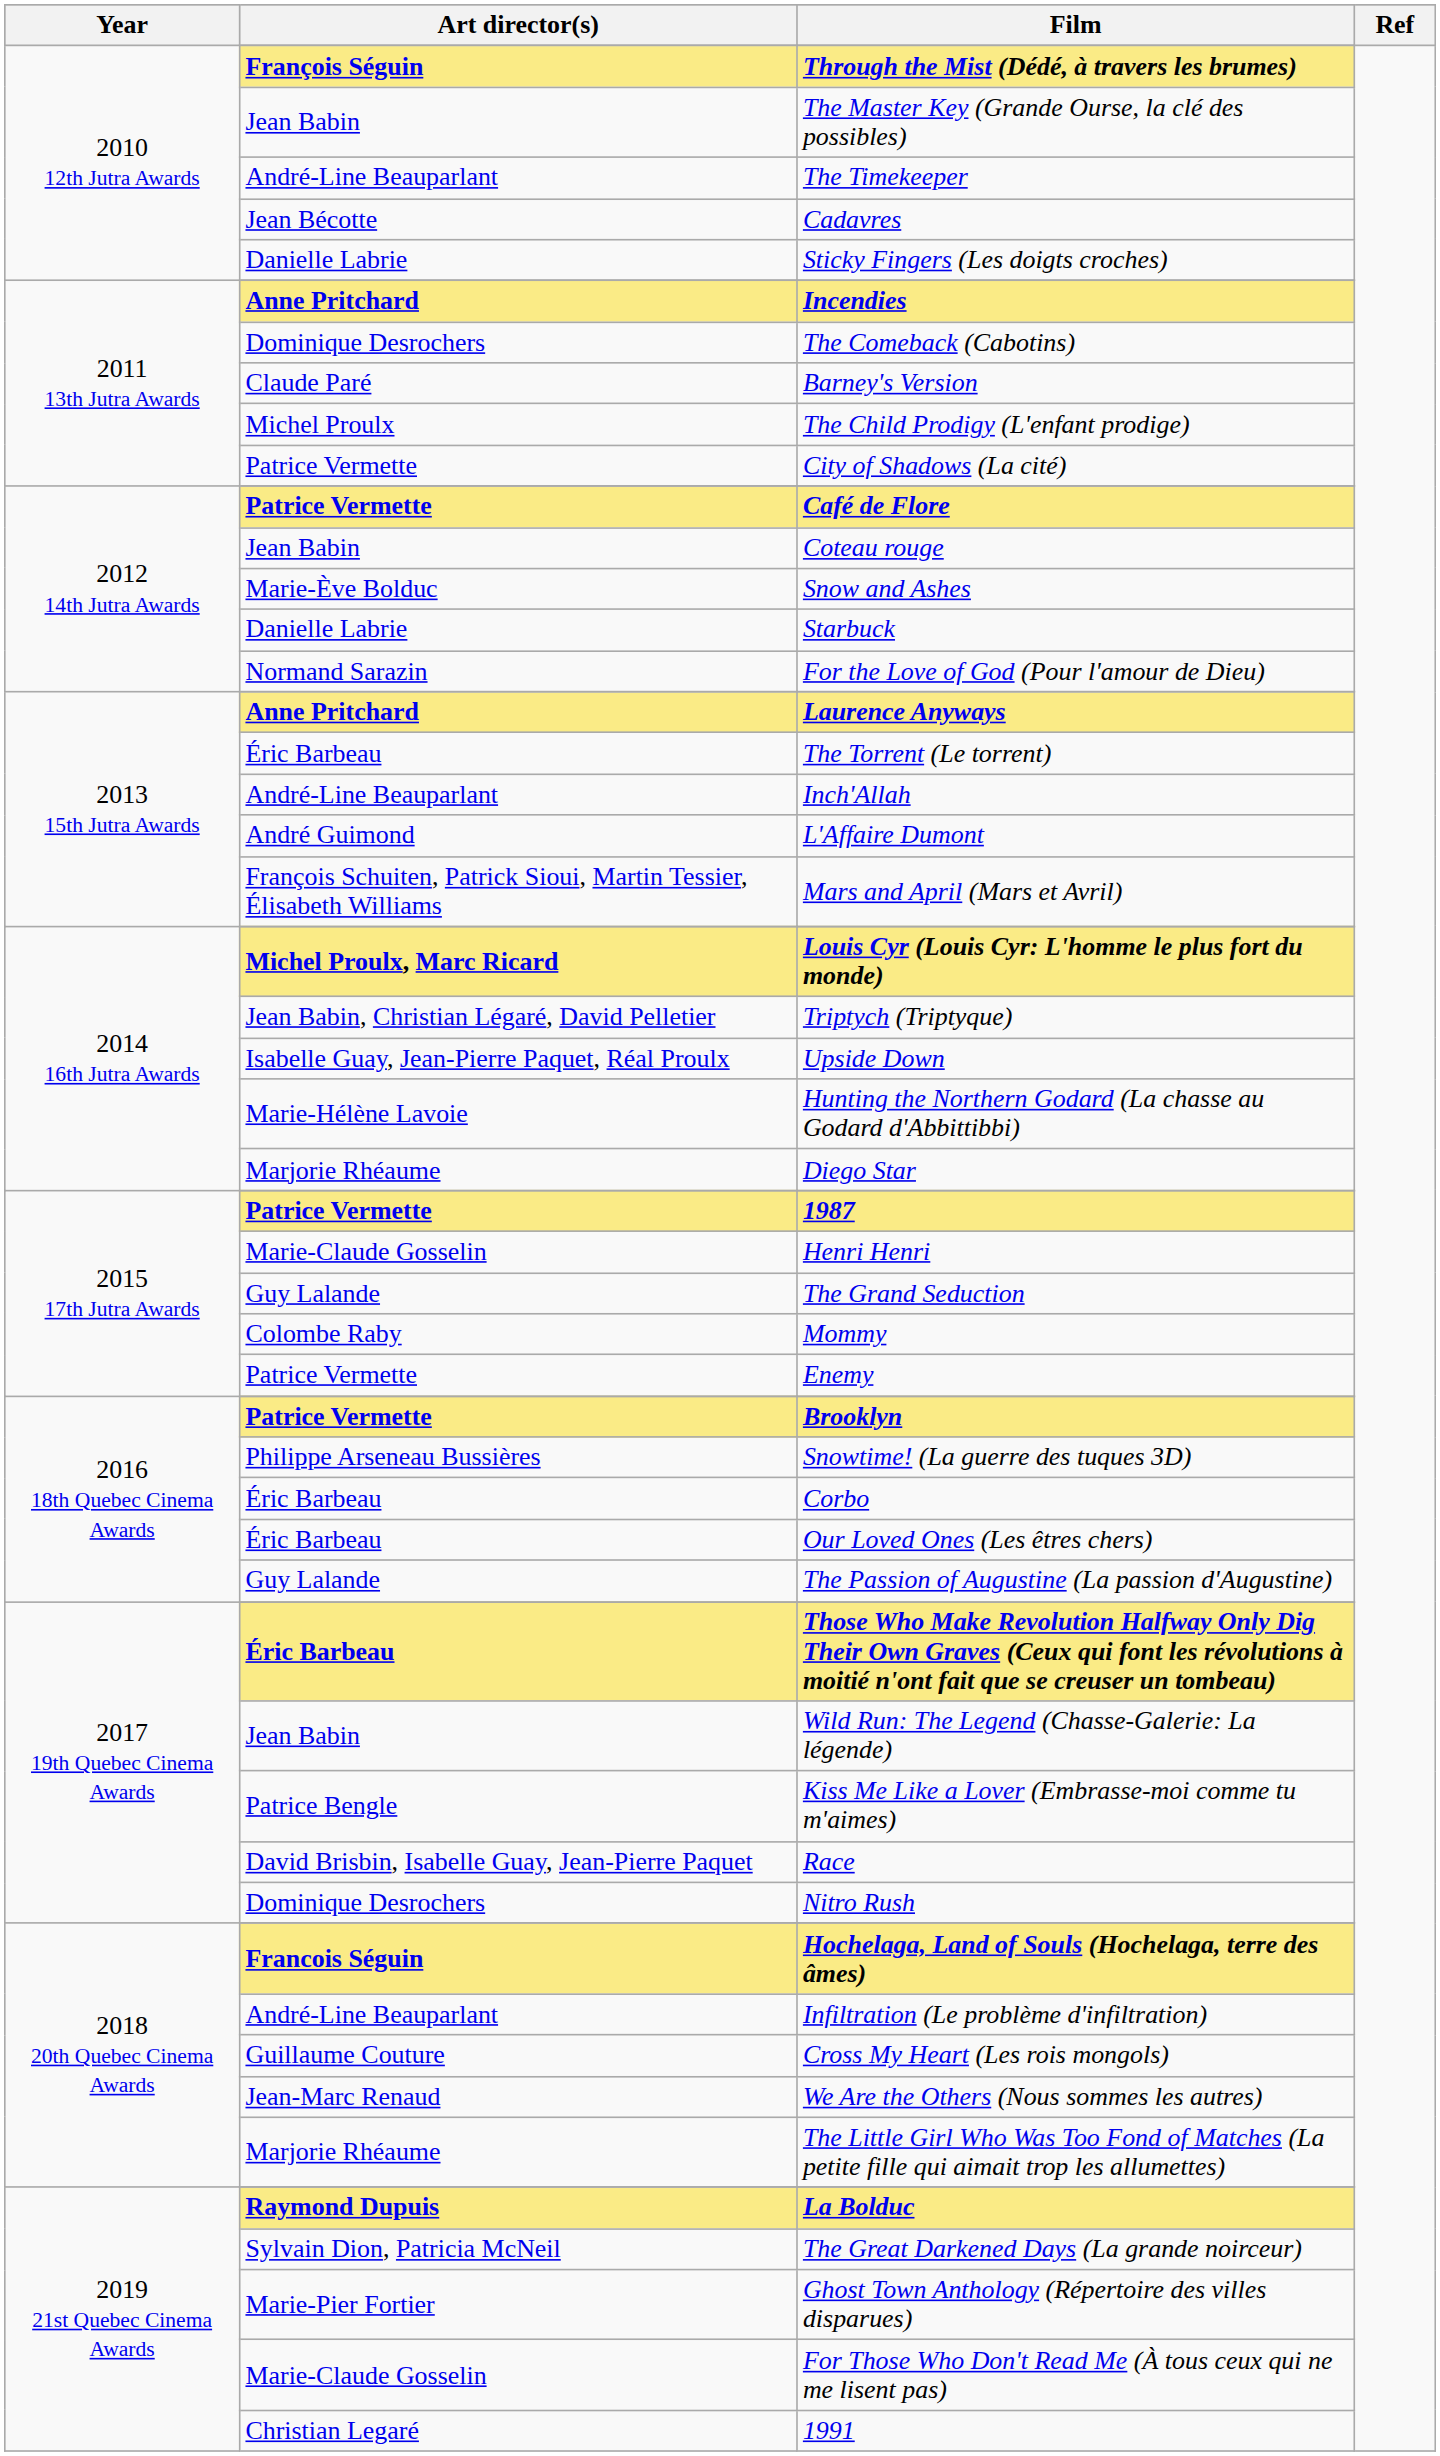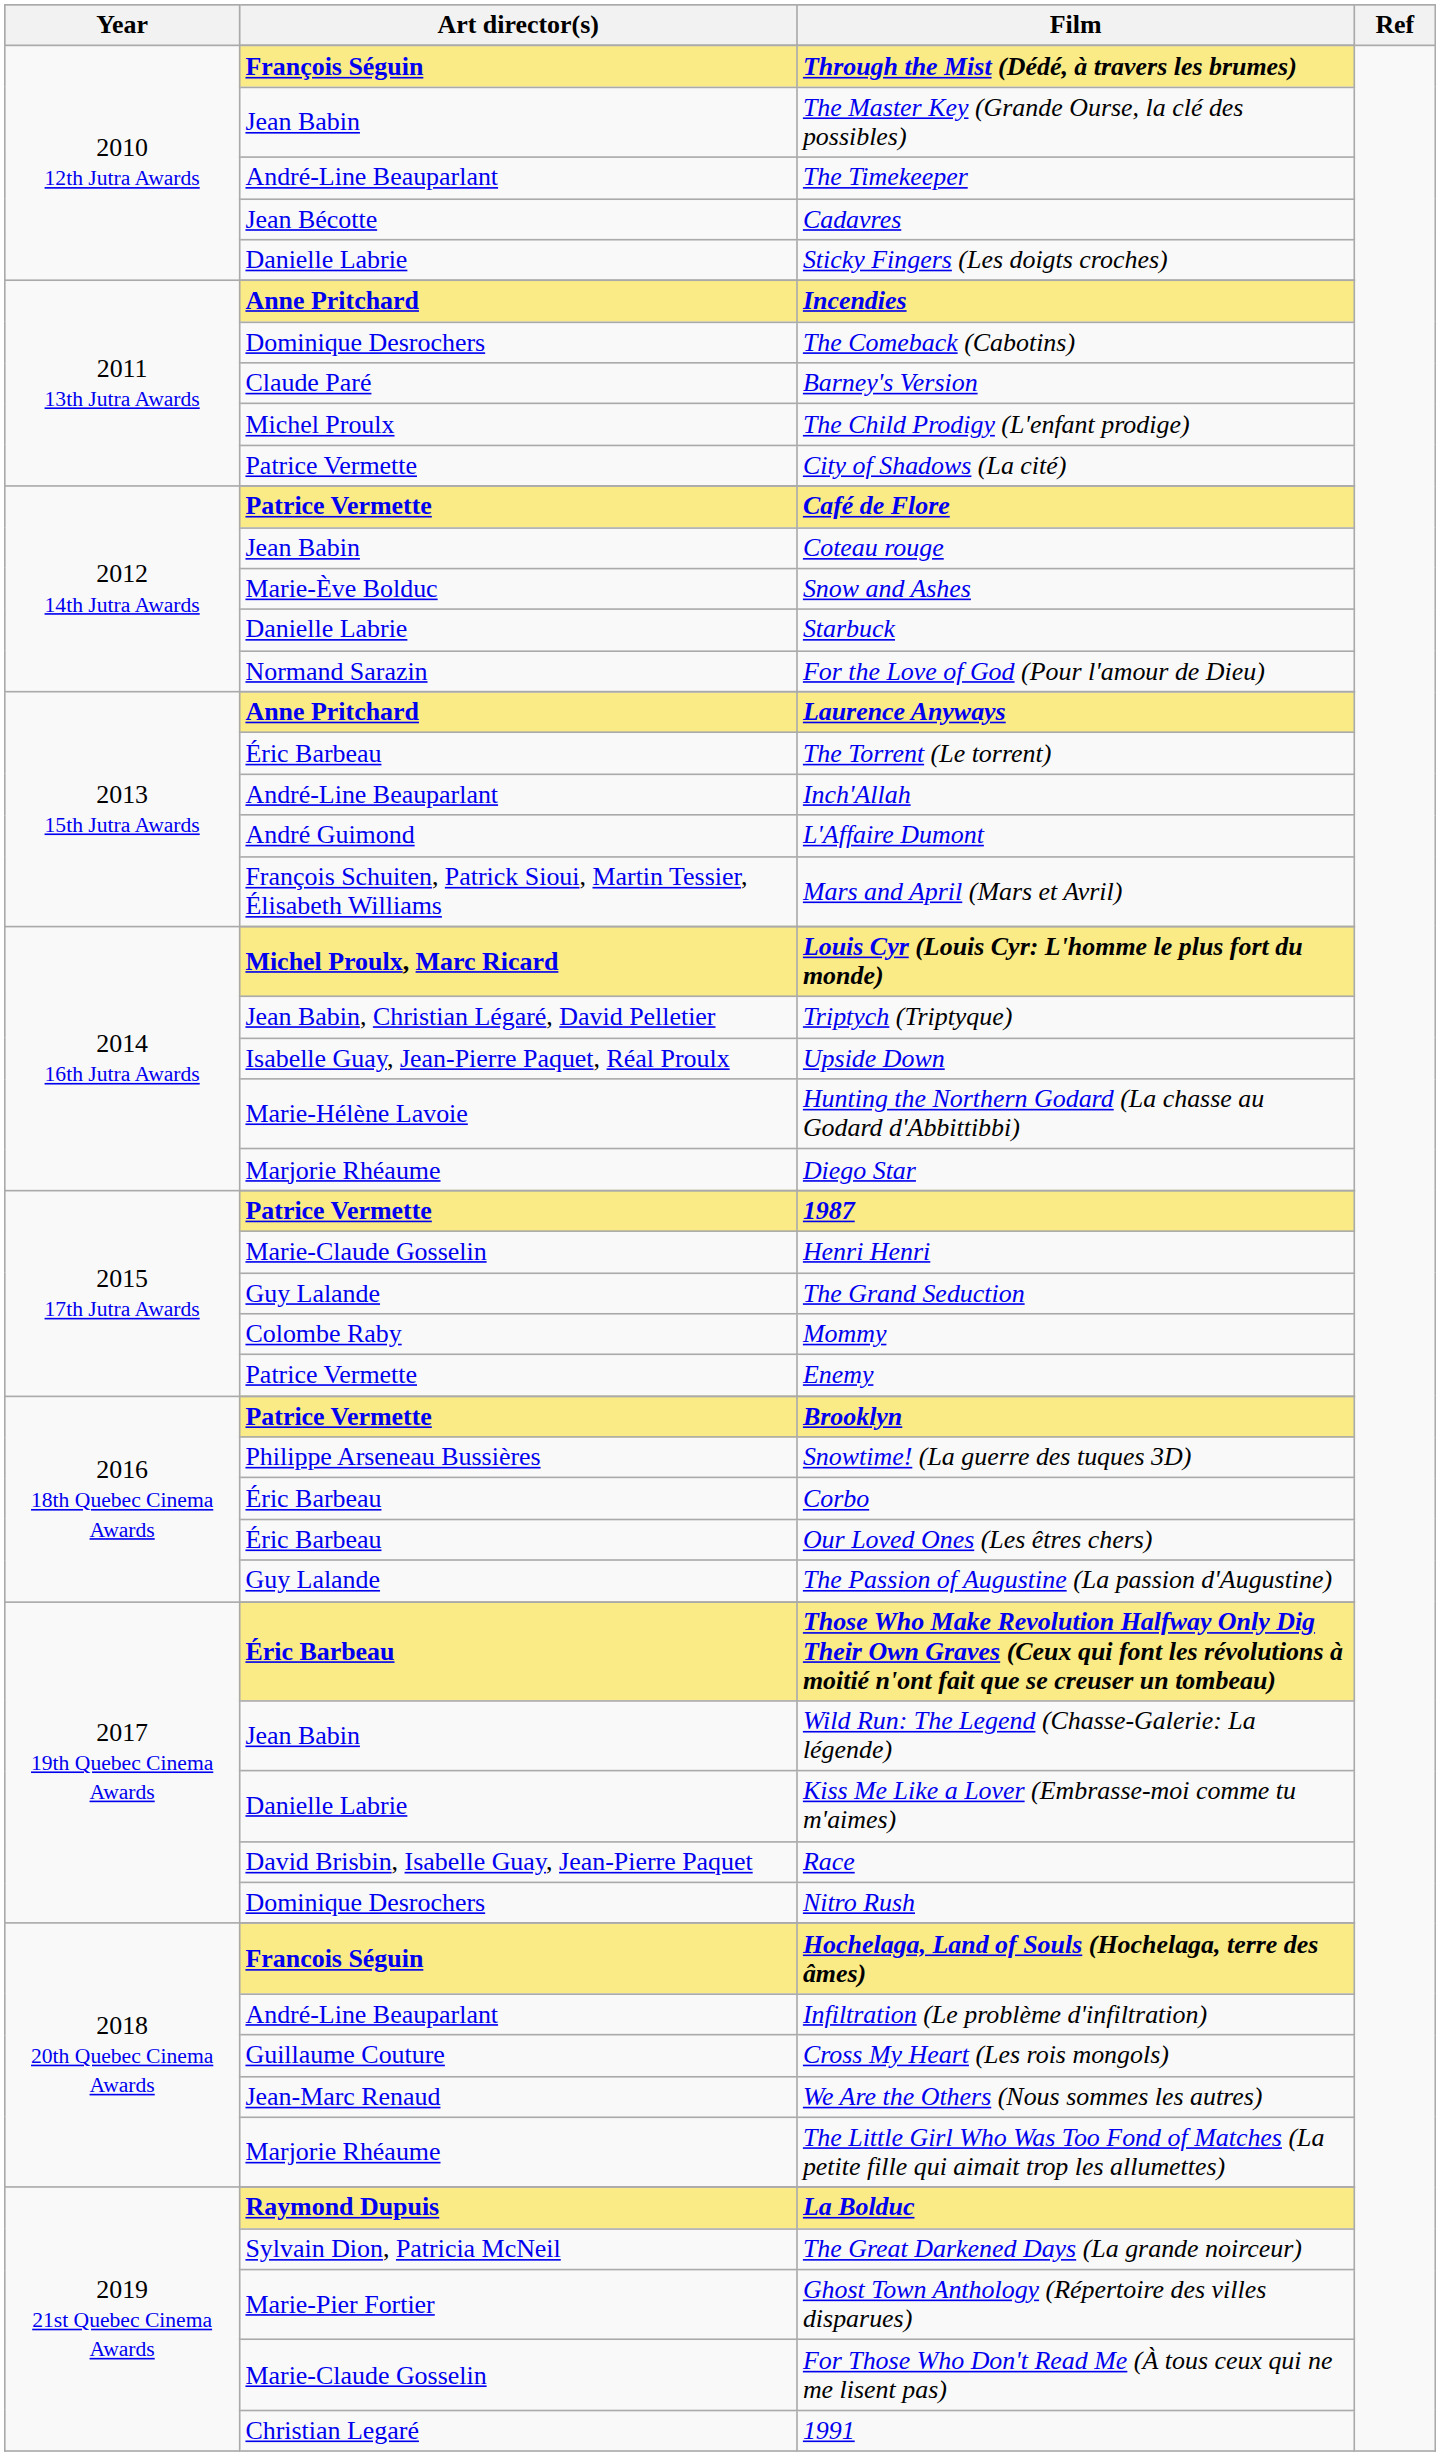(321, 1805) Patrice Bengle -> (326, 1805) Danielle Labrie
